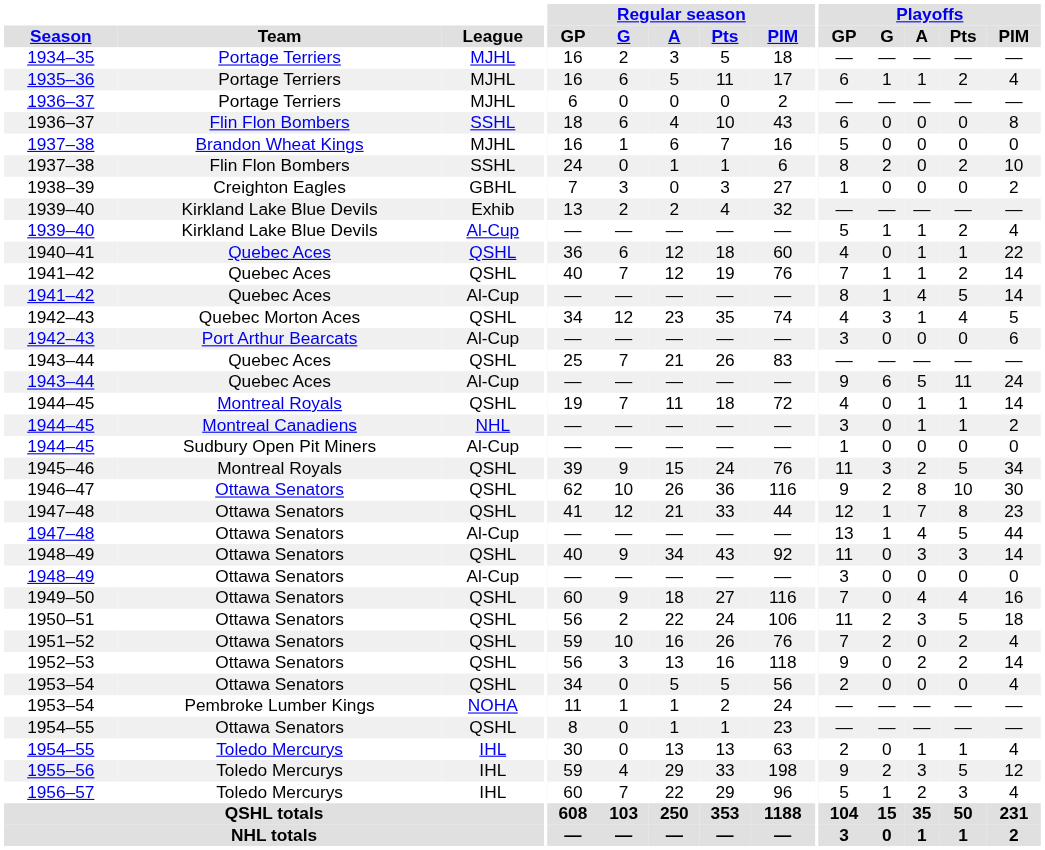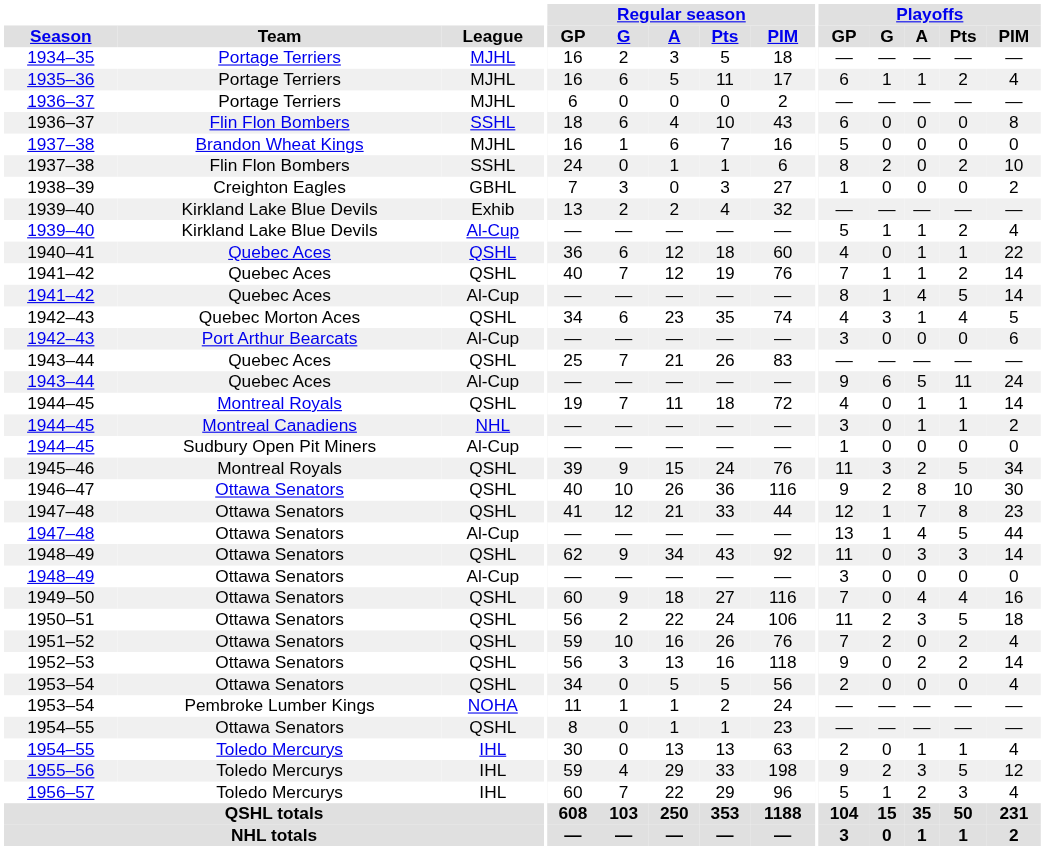(624, 317) 12 -> (624, 317) 6
(573, 489) 62 -> (573, 489) 40
(573, 554) 40 -> (573, 554) 62
